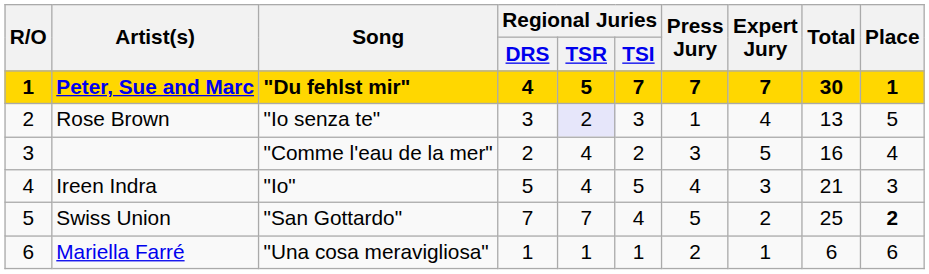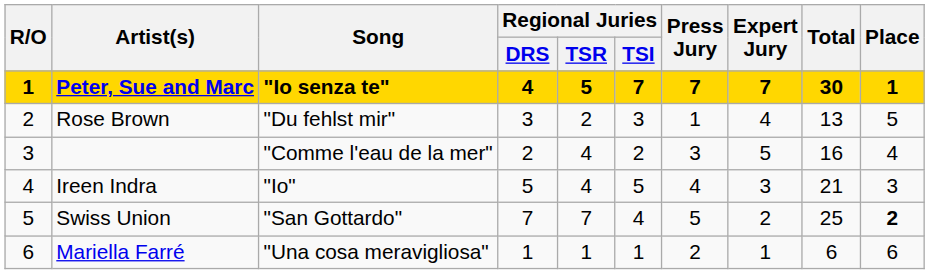(337, 86) "Du fehlst mir" -> (327, 86) "Io senza te"
(322, 119) "Io senza te" -> (329, 119) "Du fehlst mir"
(586, 119) lavender background -> (586, 119) no background
